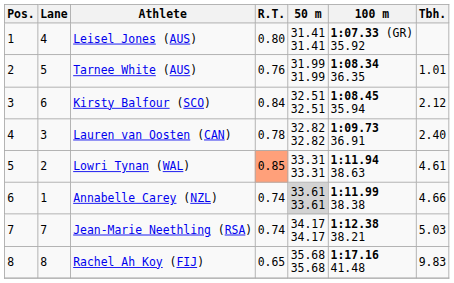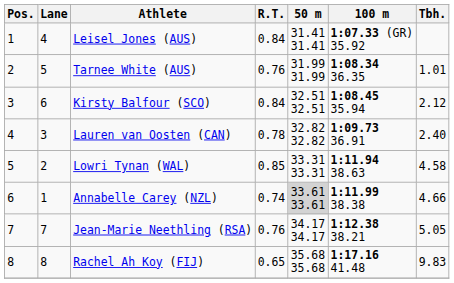(271, 39) 0.80 -> (271, 39) 0.84
(271, 166) lightsalmon background -> (271, 166) no background
(432, 166) 4.61 -> (432, 166) 4.58
(271, 230) 0.74 -> (271, 230) 0.76
(432, 230) 5.03 -> (432, 230) 5.05
